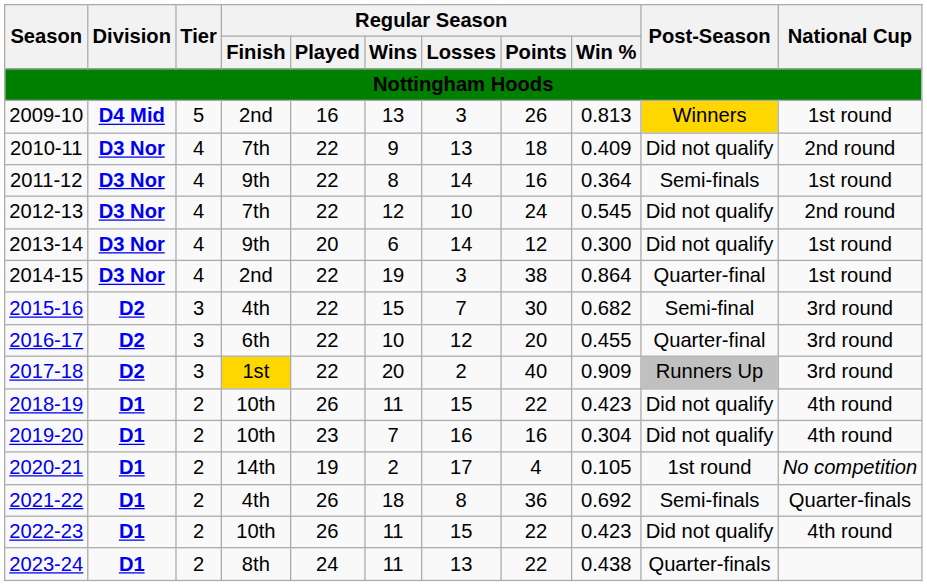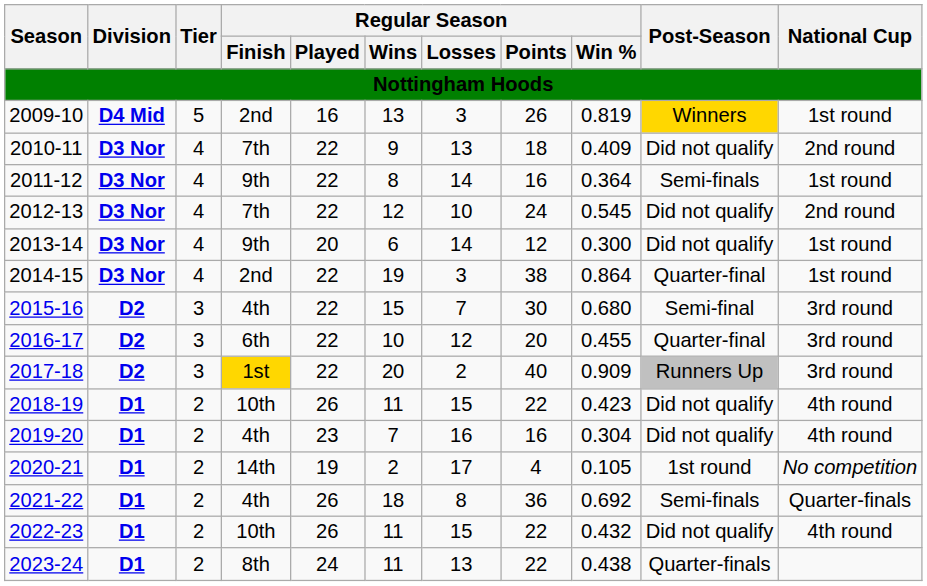(606, 116) 0.813 -> (606, 116) 0.819
(606, 308) 0.682 -> (606, 308) 0.680
(256, 436) 10th -> (256, 436) 4th
(606, 532) 0.423 -> (606, 532) 0.432
